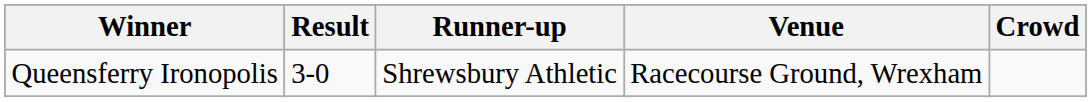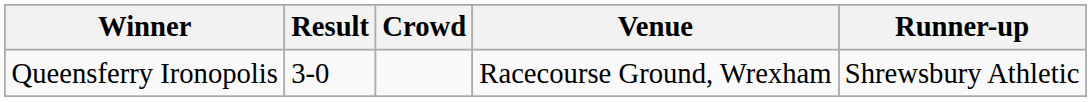columns swapped: (500, 27) <-> (1037, 27)
